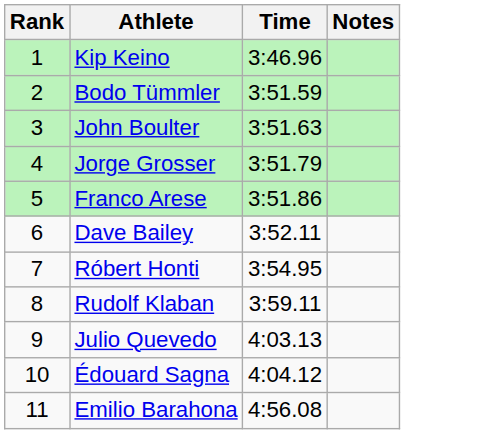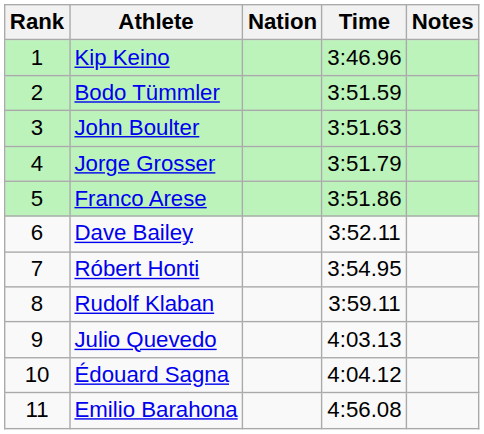+ column: (282, 22)
